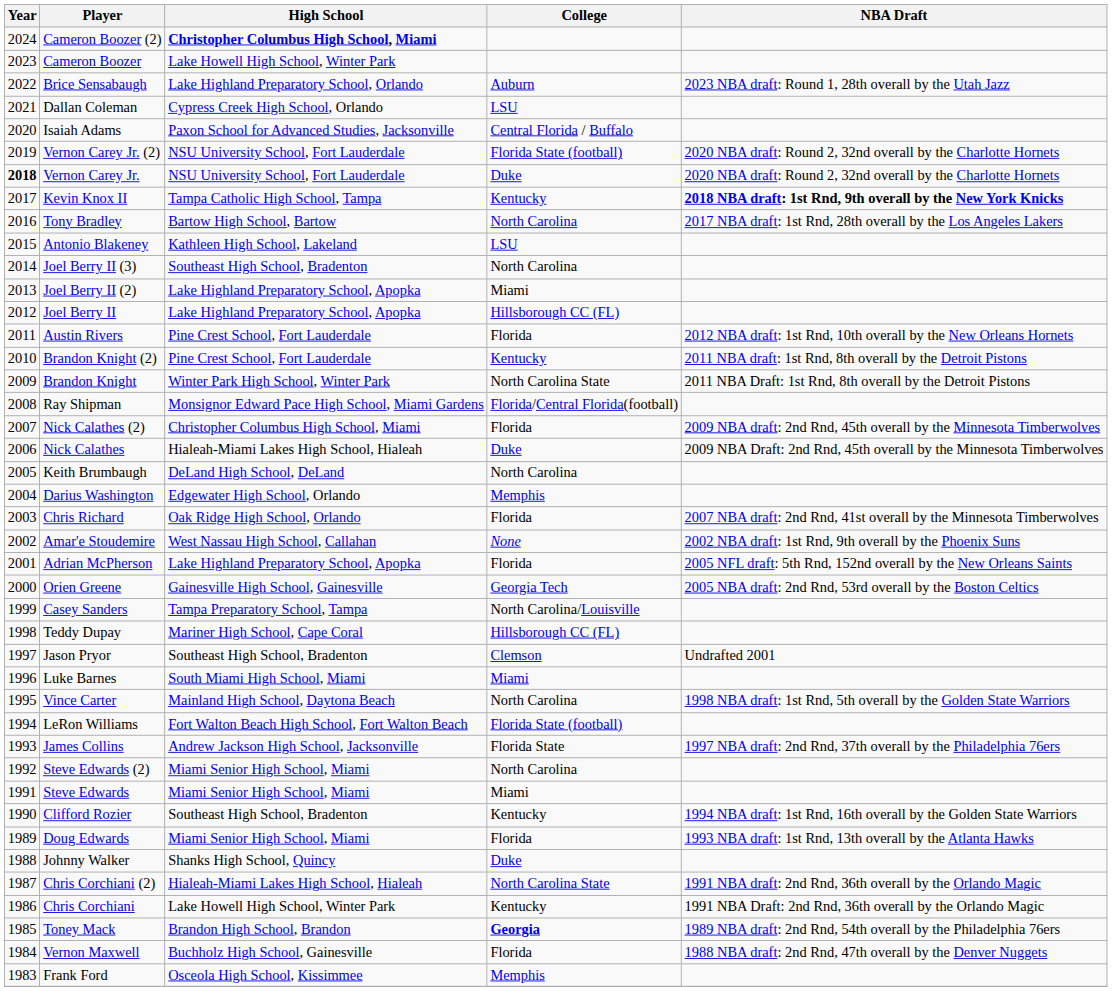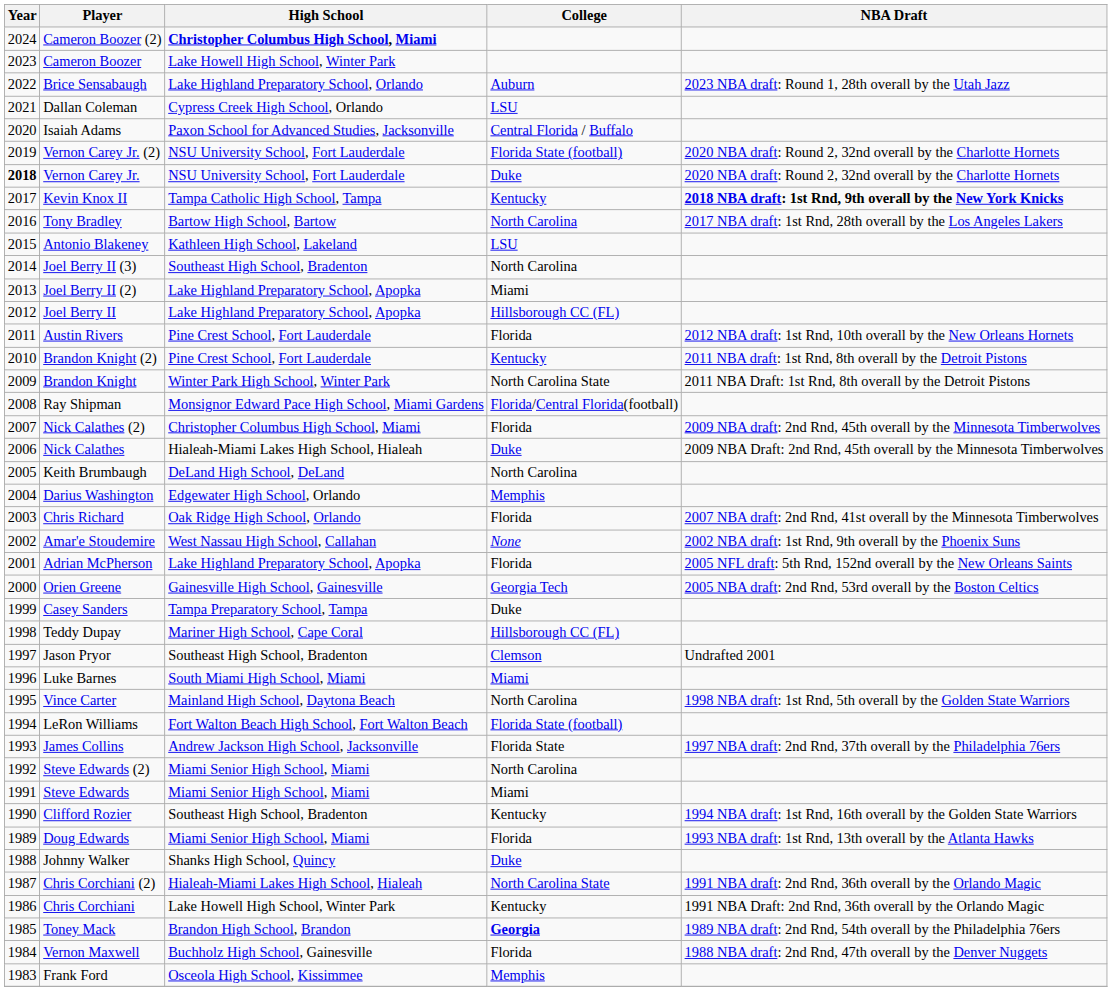(565, 609) North Carolina/Louisville -> (506, 609) Duke
